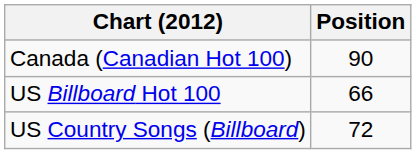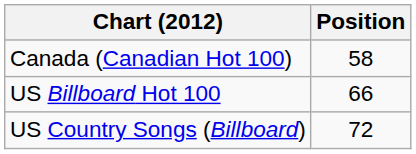(361, 58) 90 -> (361, 58) 58
